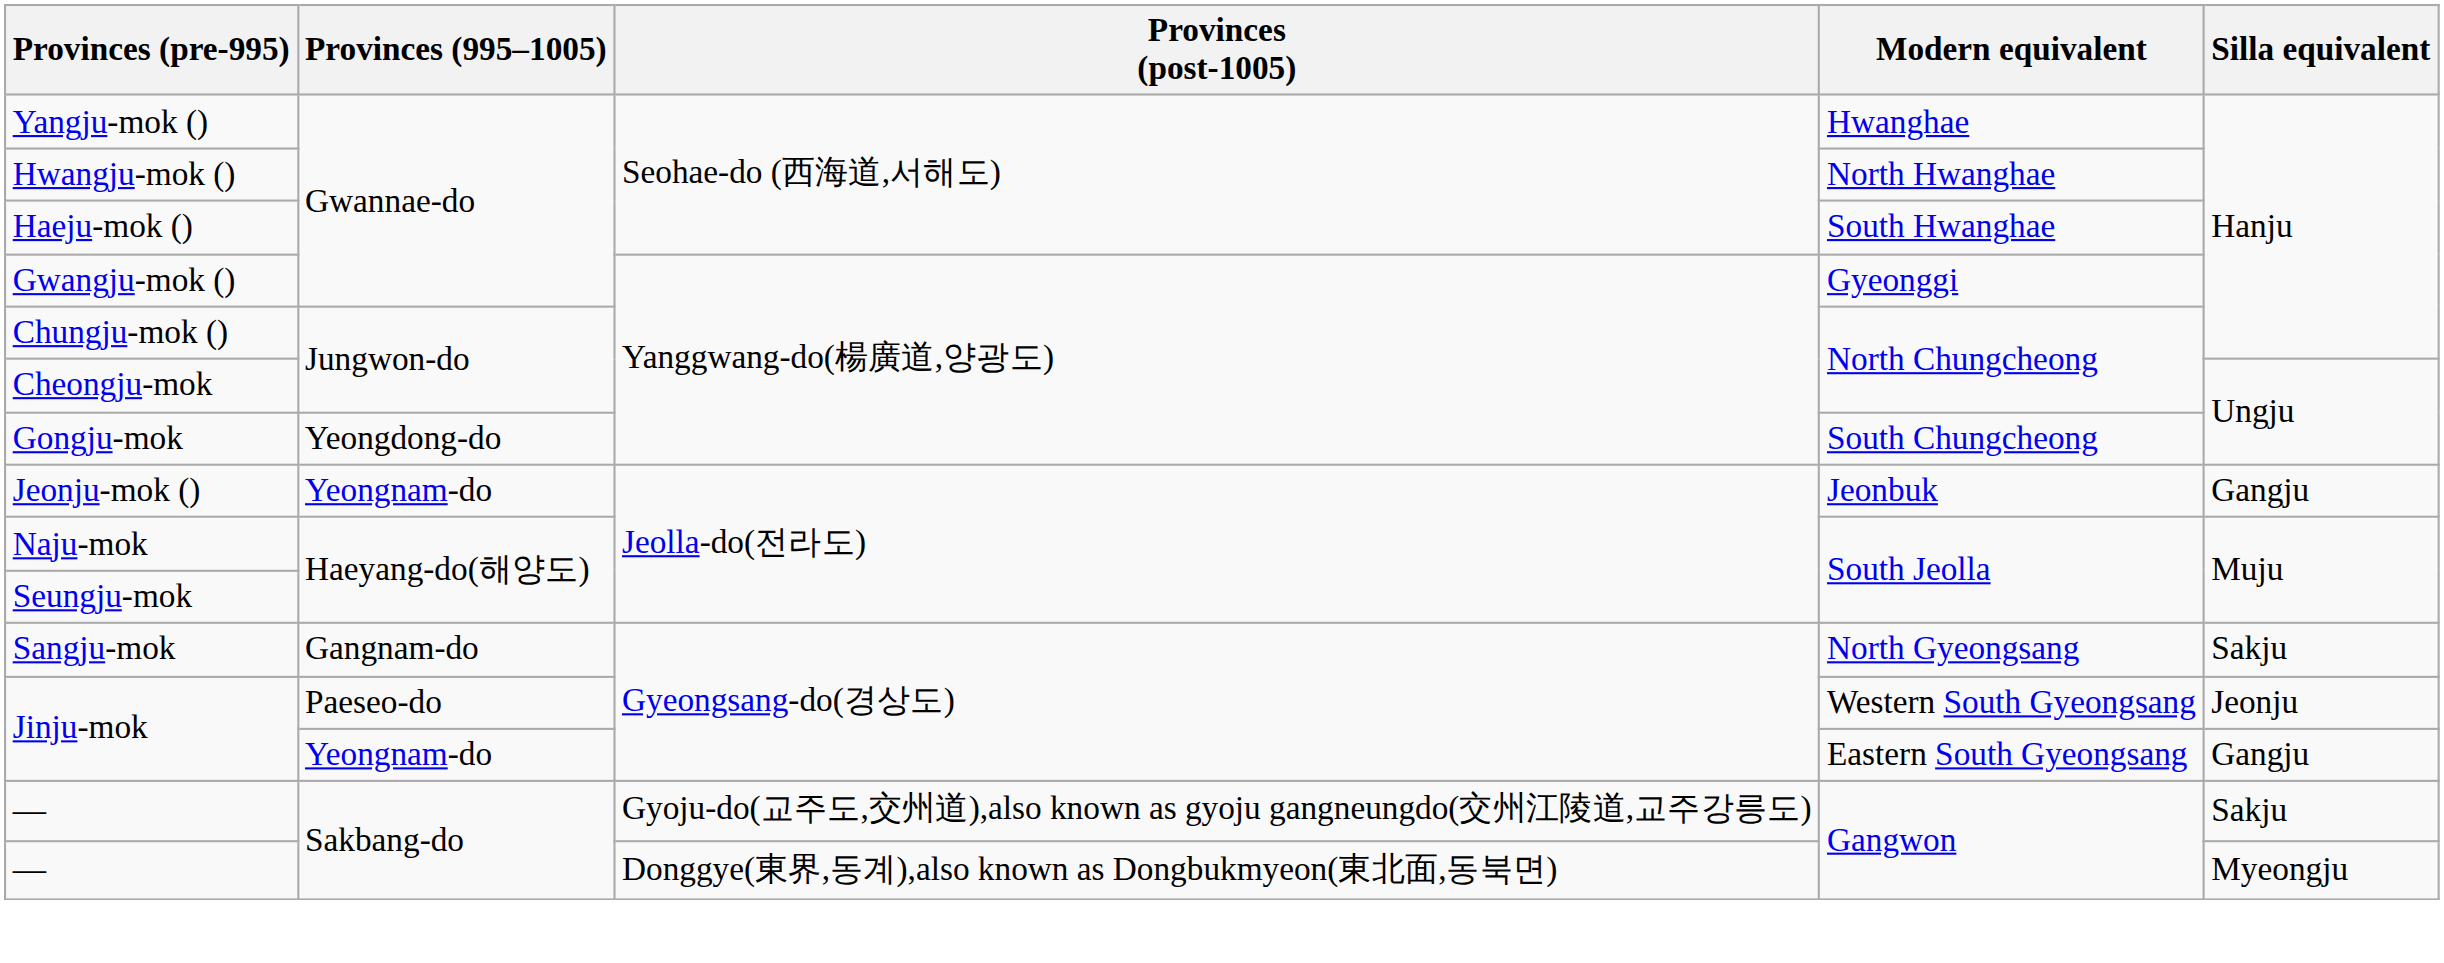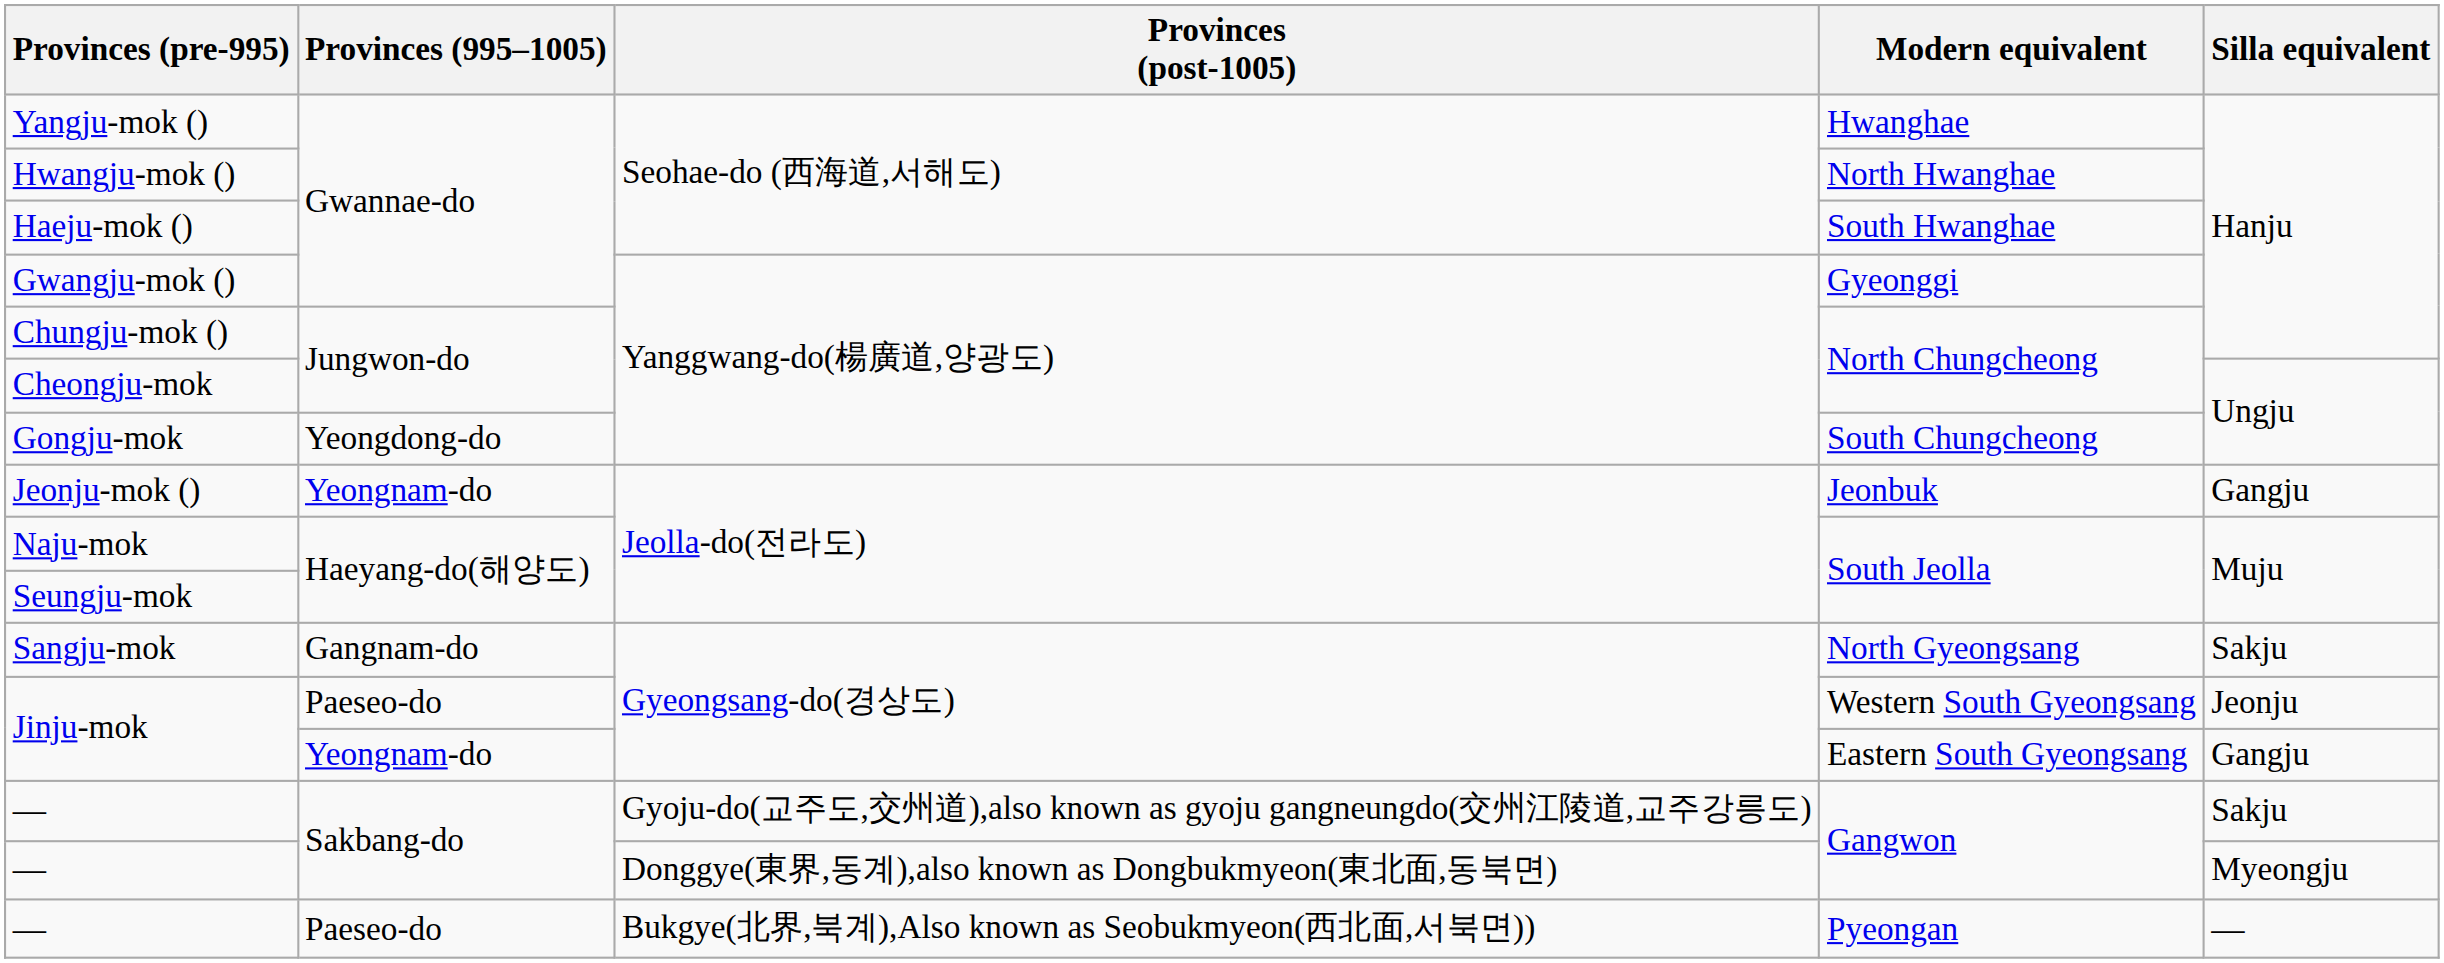+ row: (29, 928)
